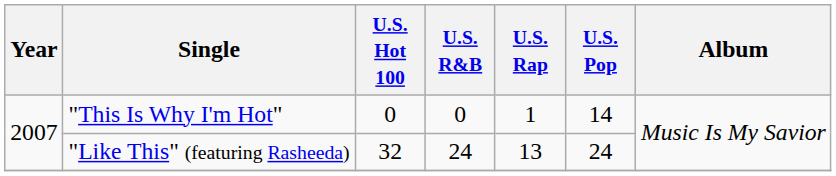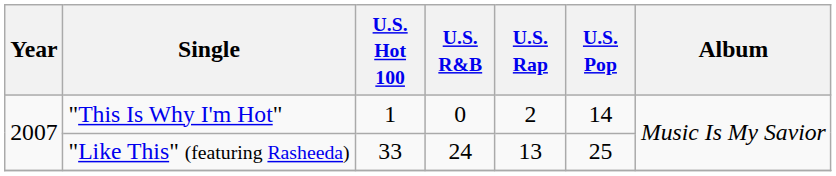(390, 114) 0 -> (390, 114) 1
(530, 114) 1 -> (530, 114) 2
(390, 151) 32 -> (390, 151) 33
(600, 151) 24 -> (600, 151) 25
